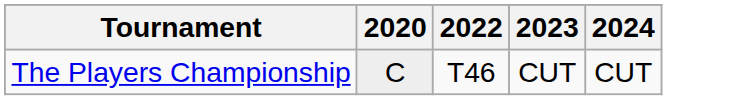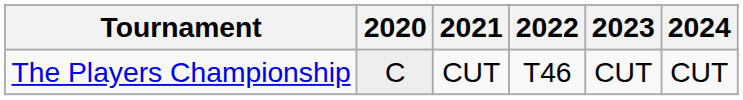+ column: (471, 27)
